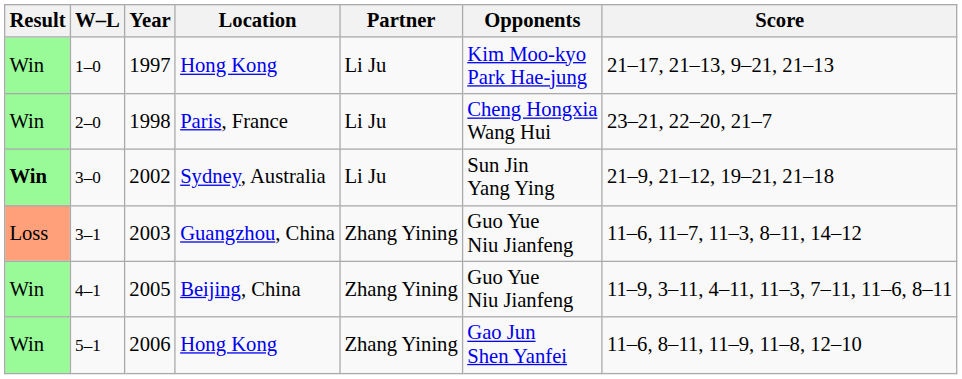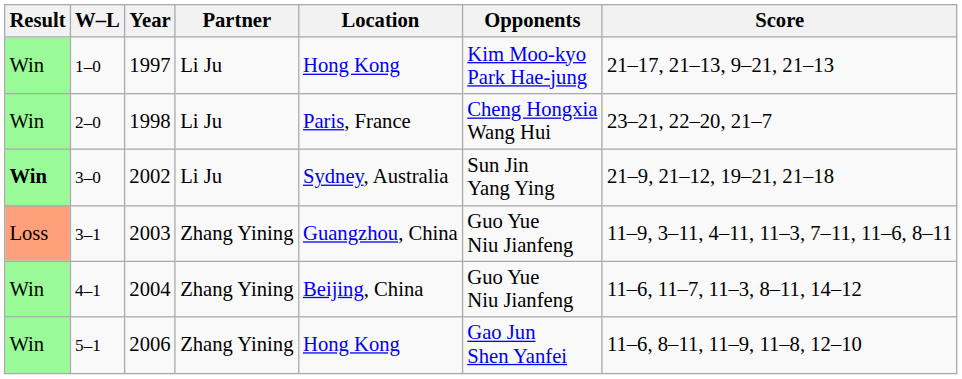columns swapped: (258, 20) <-> (401, 20)
(734, 233) 11–6, 11–7, 11–3, 8–11, 14–12 -> (780, 233) 11–9, 3–11, 4–11, 11–3, 7–11, 11–6, 8–11
(150, 289) 2005 -> (150, 289) 2004
(780, 289) 11–9, 3–11, 4–11, 11–3, 7–11, 11–6, 8–11 -> (734, 289) 11–6, 11–7, 11–3, 8–11, 14–12
